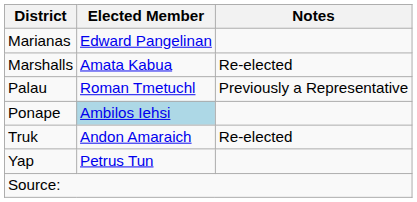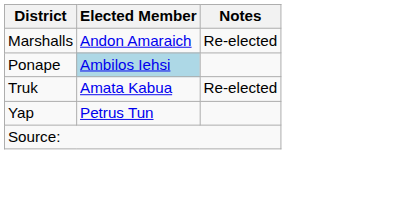- row: (39, 40)
(126, 64) Amata Kabua -> (136, 40) Andon Amaraich
- row: (27, 88)
(136, 137) Andon Amaraich -> (126, 88) Amata Kabua
